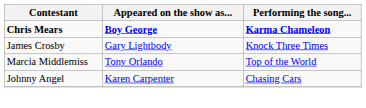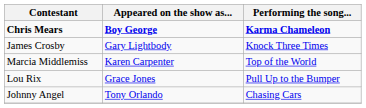(134, 62) Tony Orlando -> (139, 62) Karen Carpenter
+ row: (24, 78)
(139, 78) Karen Carpenter -> (134, 95) Tony Orlando
